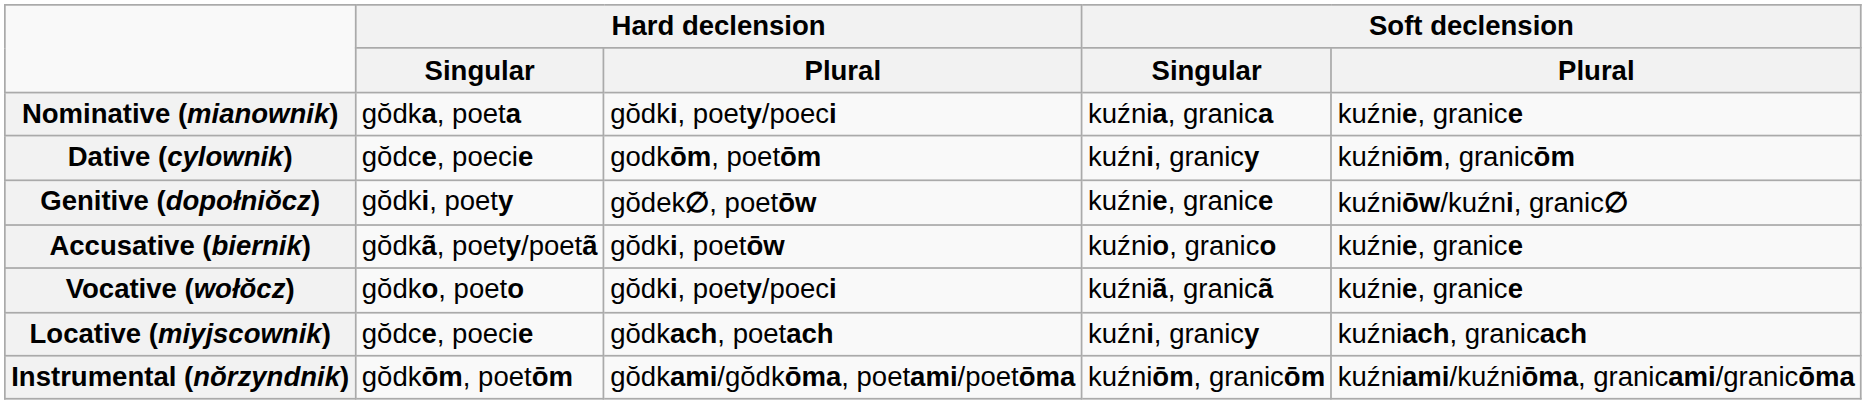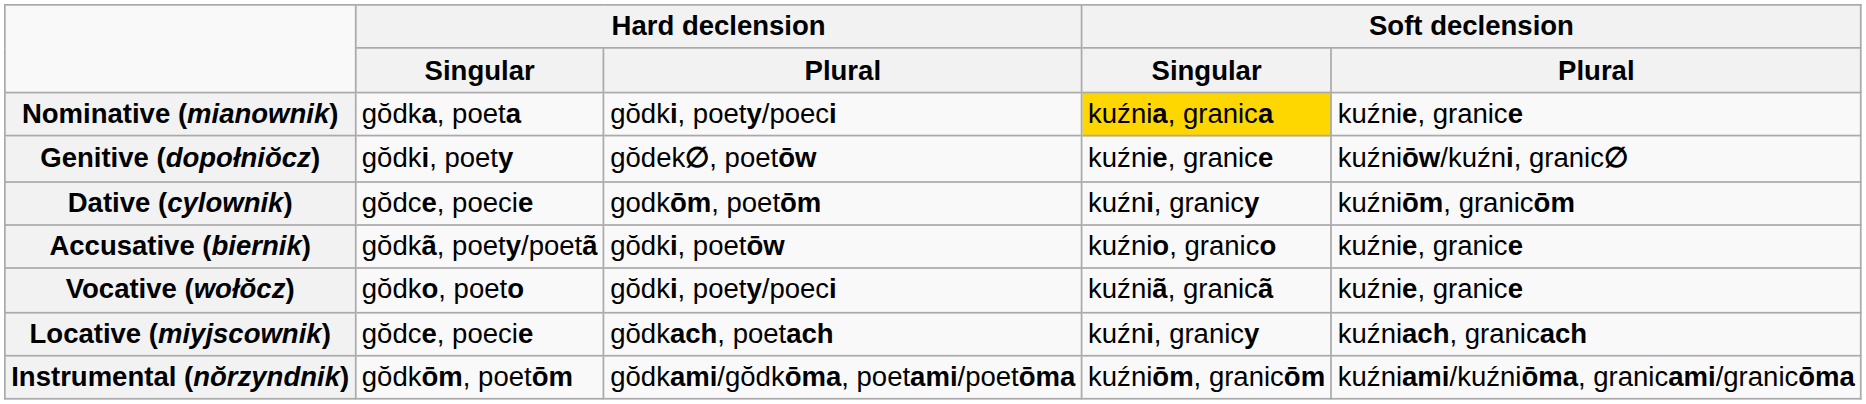(1181, 113) no background -> (1181, 113) gold background
rows swapped: (180, 201) <-> (180, 157)
